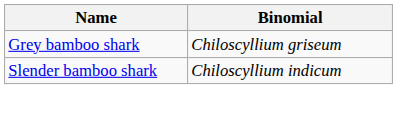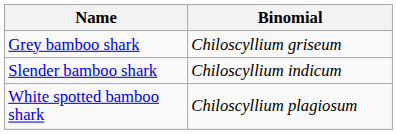+ row: (84, 106)
